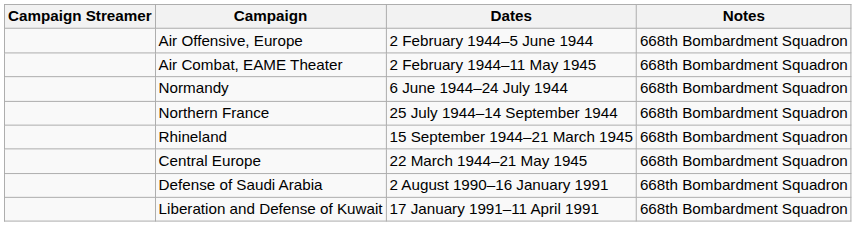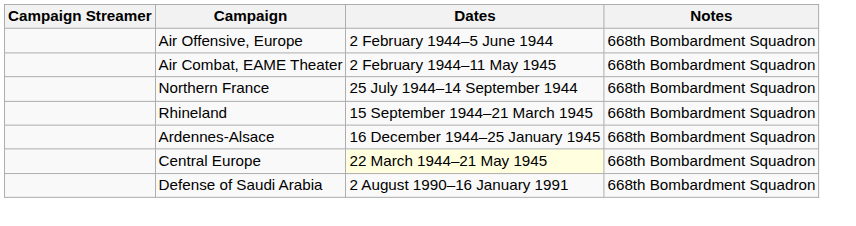- row: (194, 88)
+ row: (216, 137)
(488, 161) no background -> (448, 161) lightyellow background
- row: (271, 209)
